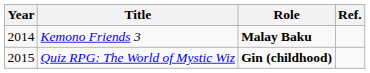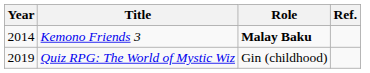(21, 57) 2015 -> (21, 57) 2019
(287, 57) bold -> (284, 57) normal
